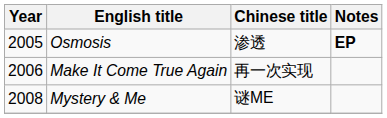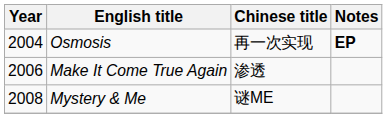(26, 43) 2005 -> (26, 43) 2004
(250, 42) 渗透 -> (274, 42) 再一次实现
(274, 70) 再一次实现 -> (250, 70) 渗透
